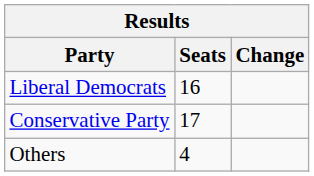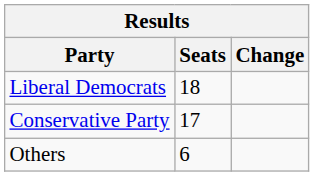(190, 87) 16 -> (190, 87) 18
(184, 154) 4 -> (184, 154) 6
